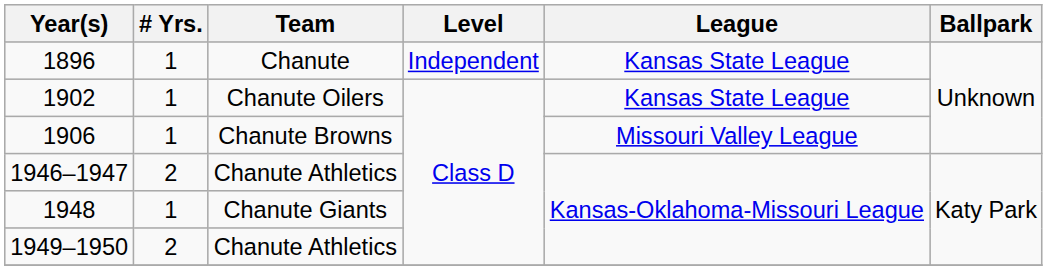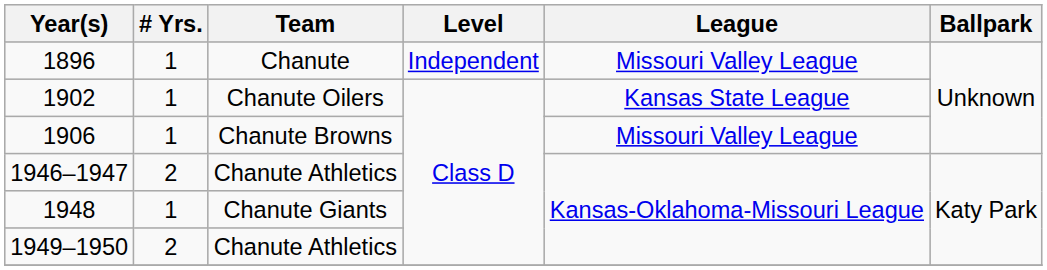(737, 61) Kansas State League -> (737, 61) Missouri Valley League
